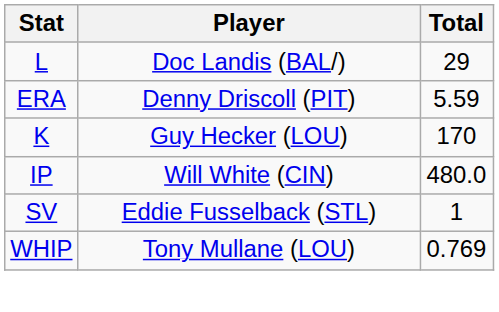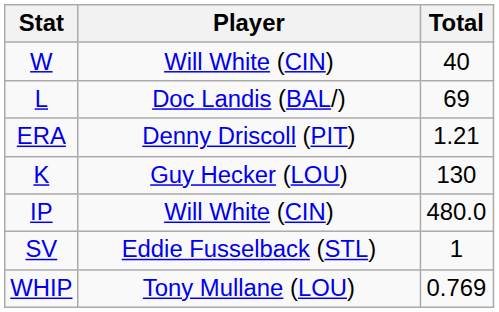+ row: (41, 61)
(456, 61) 29 -> (456, 99) 69
(456, 99) 5.59 -> (456, 136) 1.21
(456, 136) 170 -> (456, 174) 130
